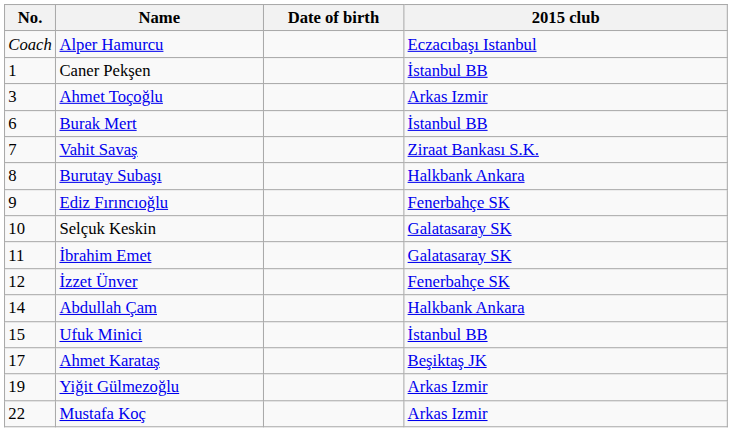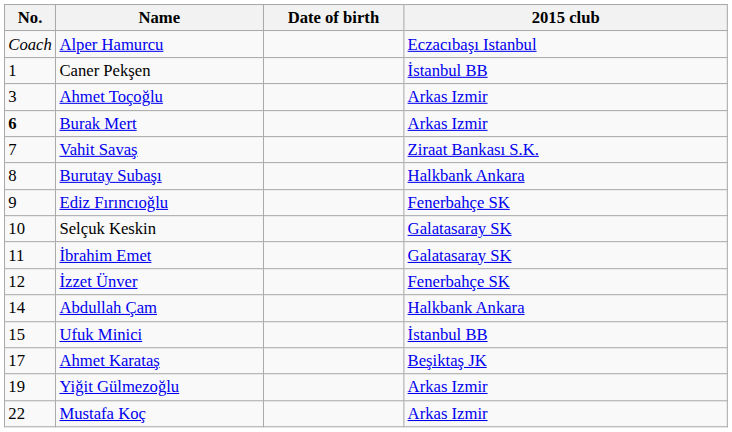(13, 123) normal -> (13, 123) bold
(448, 123) İstanbul BB -> (448, 123) Arkas Izmir
